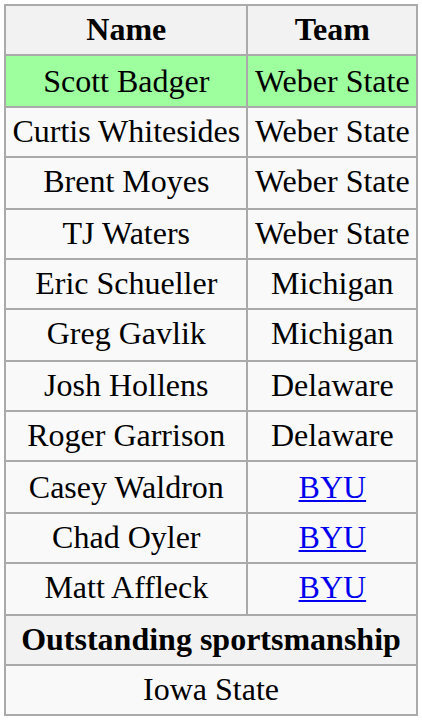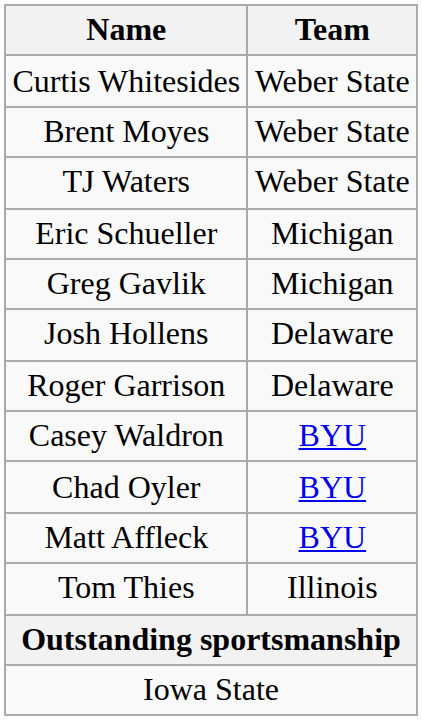- row: (126, 80)
+ row: (126, 588)
